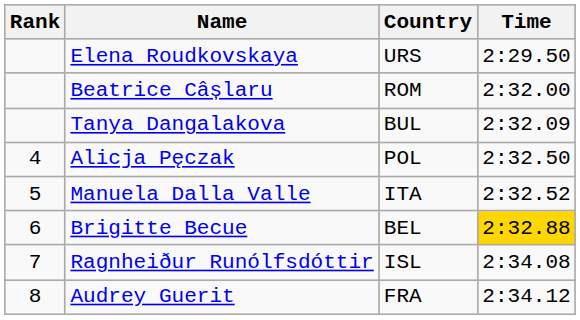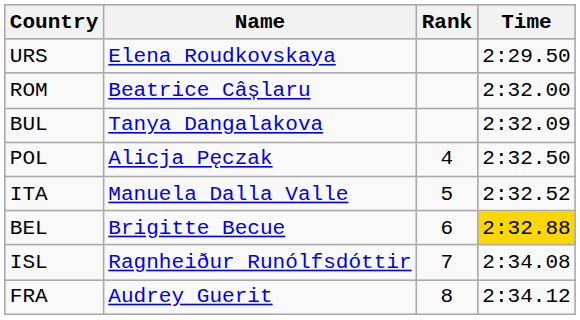columns swapped: (35, 22) <-> (428, 22)
